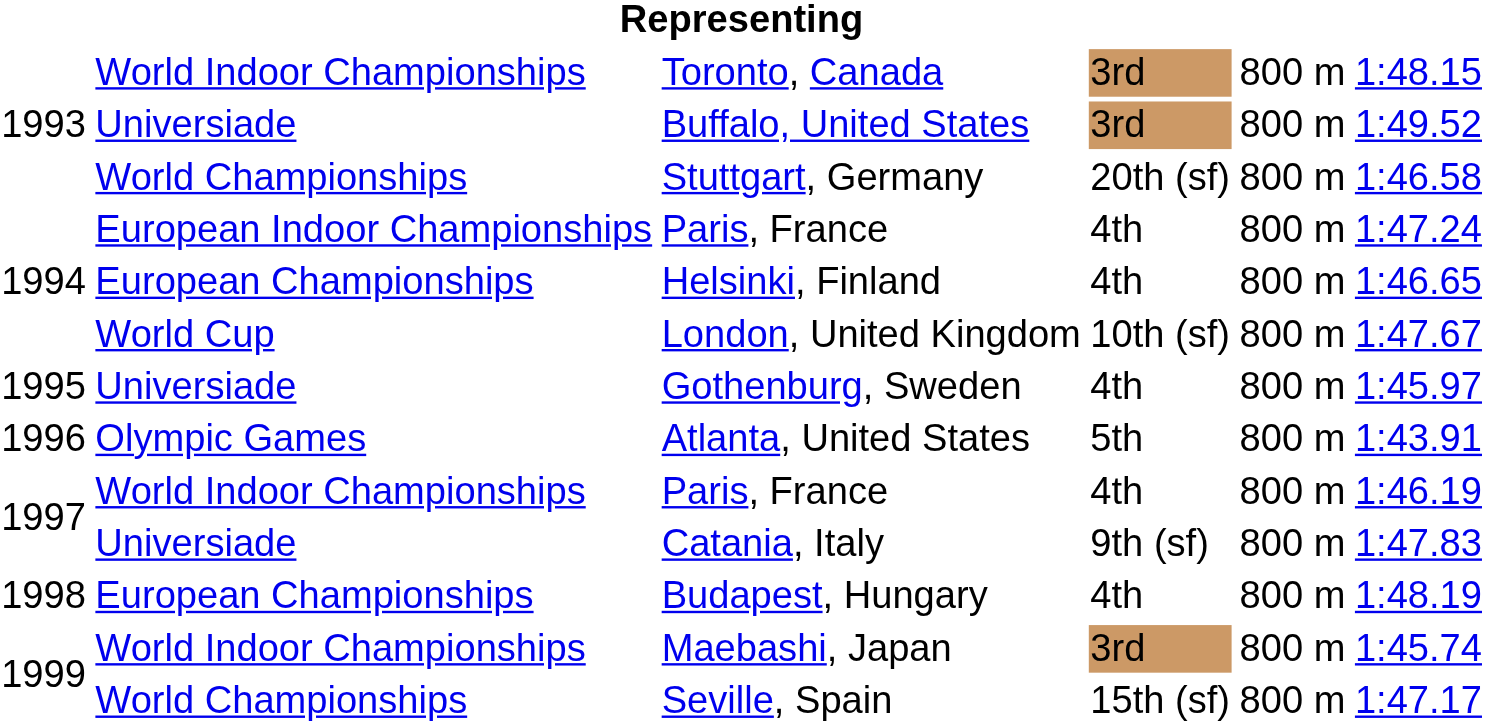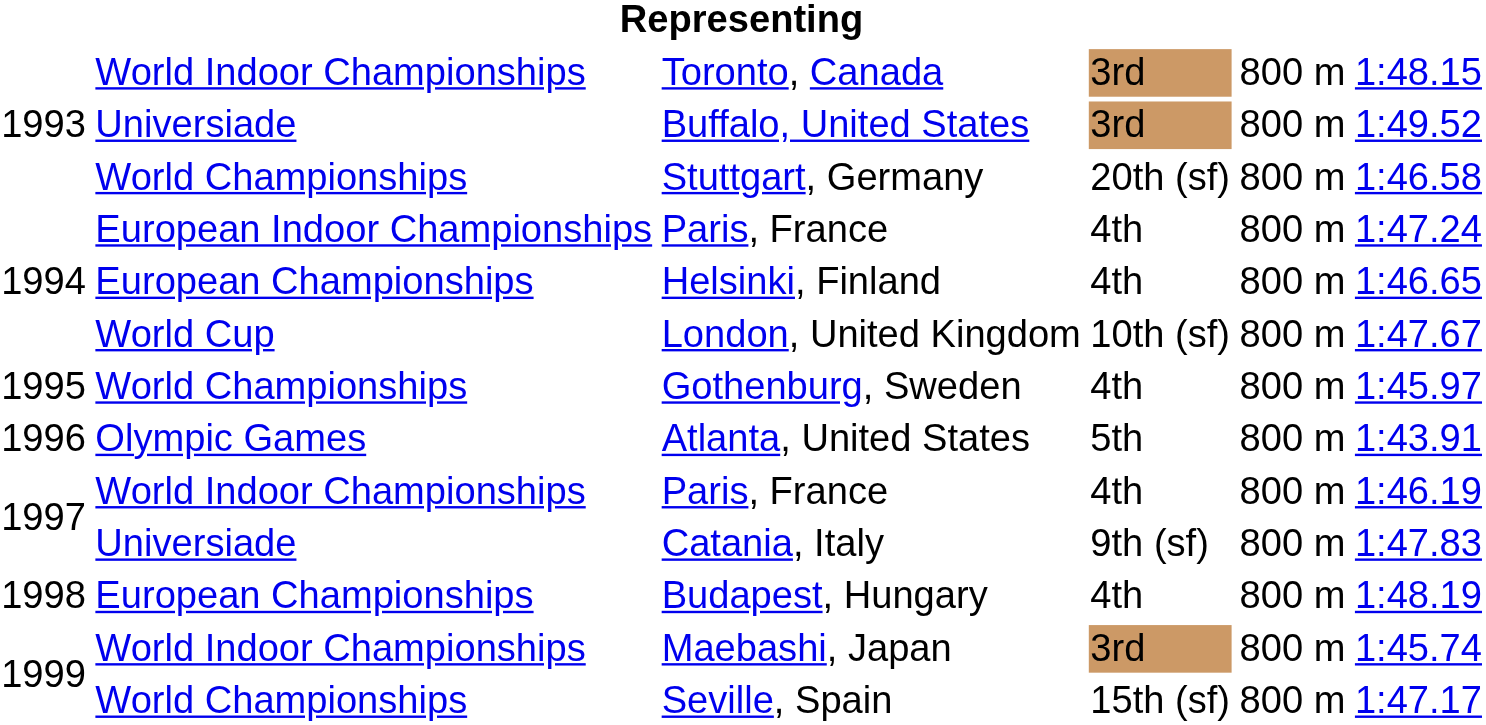(196, 386) Universiade -> (281, 386) World Championships
